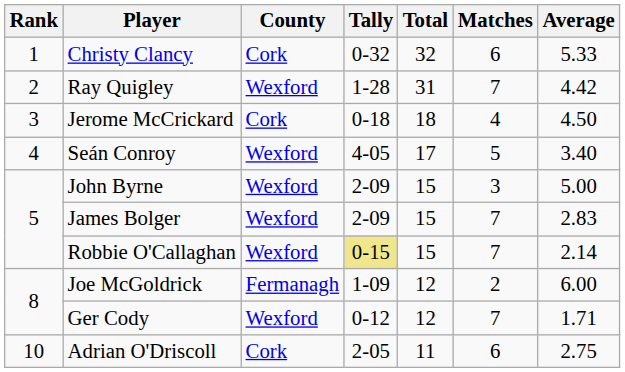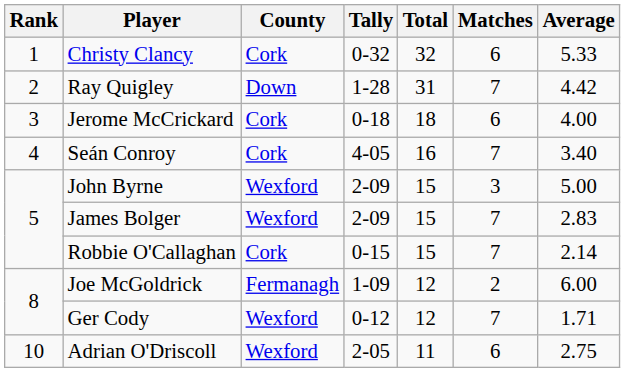(282, 86) Wexford -> (271, 86) Down
(495, 119) 4 -> (495, 119) 6
(579, 119) 4.50 -> (579, 119) 4.00
(282, 152) Wexford -> (266, 152) Cork
(425, 152) 17 -> (425, 152) 16
(495, 152) 5 -> (495, 152) 7
(282, 251) Wexford -> (266, 251) Cork
(371, 251) khaki background -> (371, 251) no background
(266, 350) Cork -> (282, 350) Wexford
